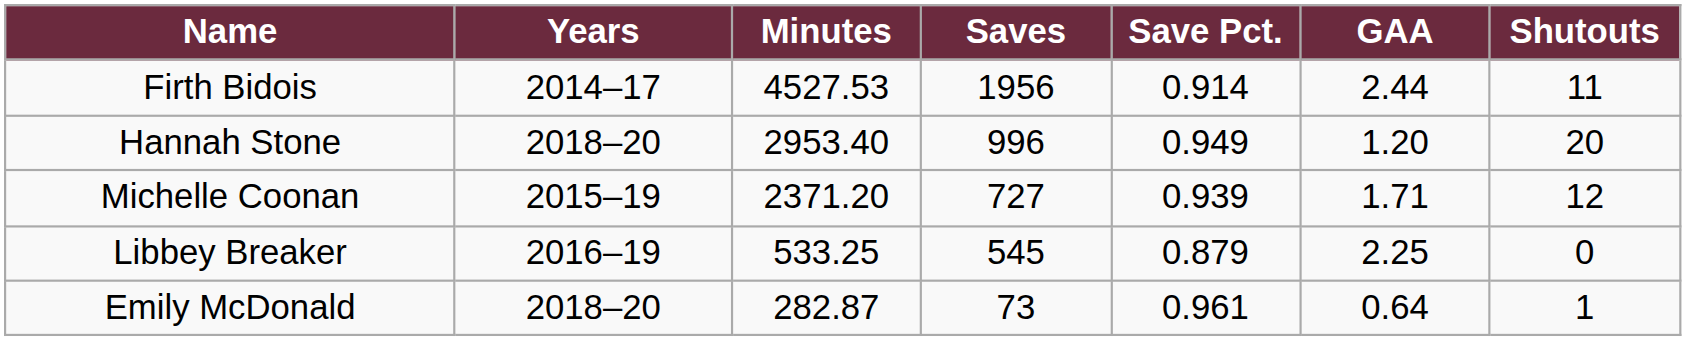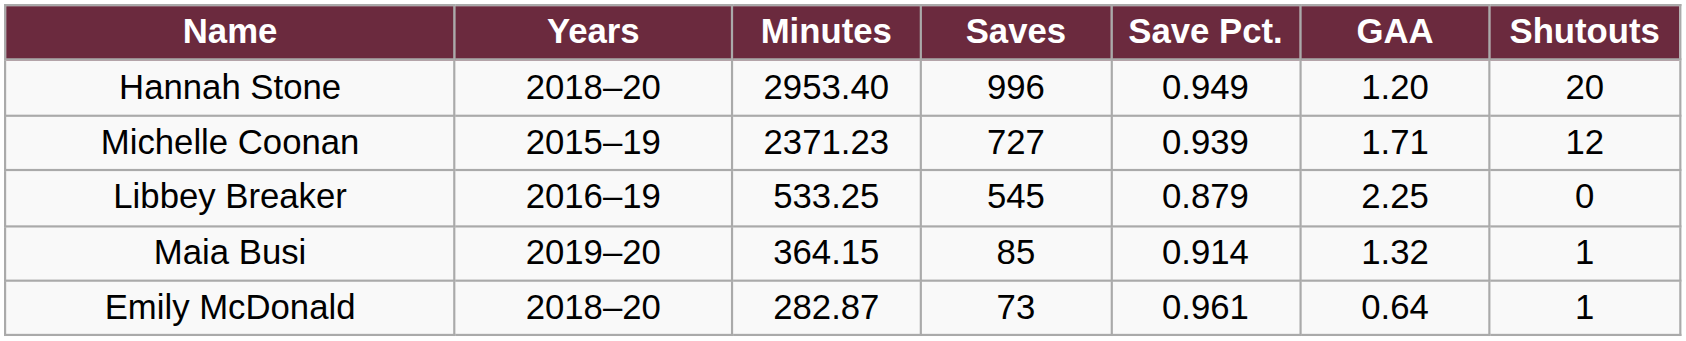- row: (230, 87)
(826, 197) 2371.20 -> (826, 142) 2371.23
+ row: (230, 252)
